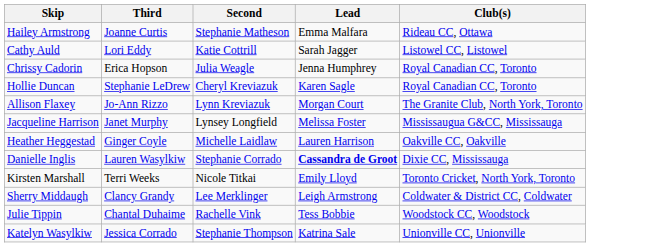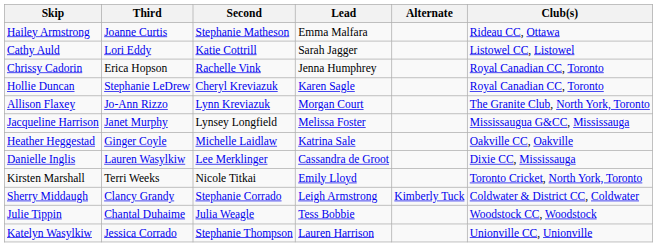+ column: (429, 13)
(225, 68) Julia Weagle -> (228, 68) Rachelle Vink
(336, 141) Lauren Harrison -> (327, 141) Katrina Sale
(239, 159) Stephanie Corrado -> (231, 159) Lee Merklinger
(348, 159) bold -> (344, 159) normal
(231, 196) Lee Merklinger -> (239, 196) Stephanie Corrado
(228, 214) Rachelle Vink -> (225, 214) Julia Weagle
(327, 232) Katrina Sale -> (336, 232) Lauren Harrison
